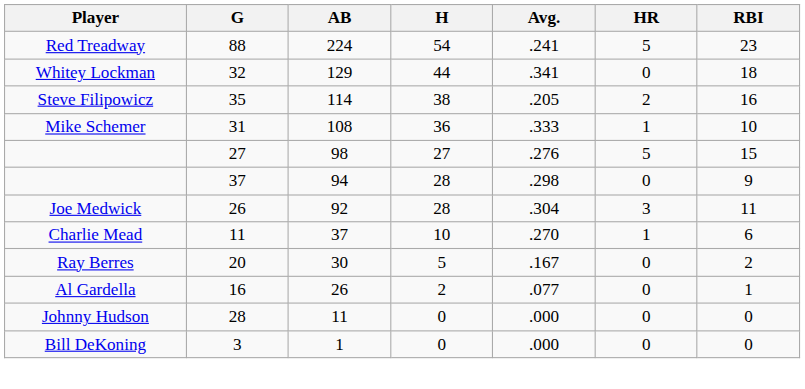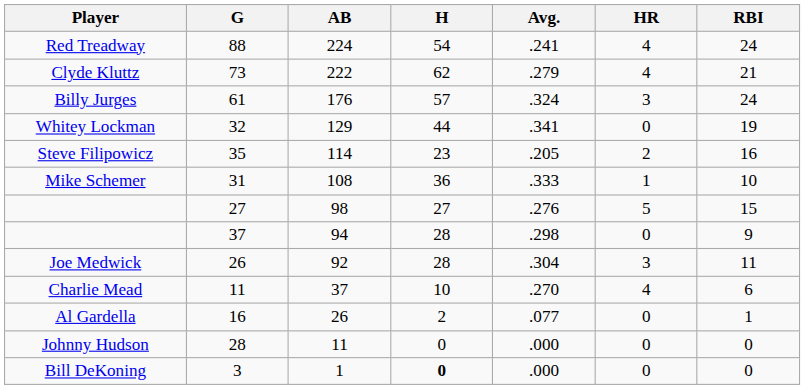(646, 45) 5 -> (646, 45) 4
(748, 45) 23 -> (748, 45) 24
+ row: (95, 72)
+ row: (95, 99)
(748, 72) 18 -> (748, 126) 19
(442, 99) 38 -> (442, 153) 23
(646, 235) 1 -> (646, 289) 4
- row: (95, 262)
(442, 343) normal -> (442, 371) bold
